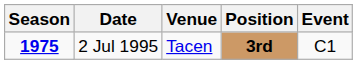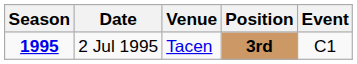(39, 46) 1975 -> (39, 46) 1995
